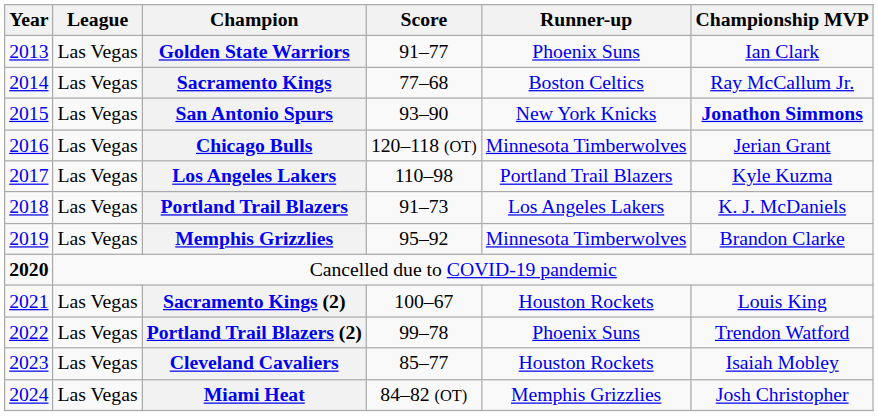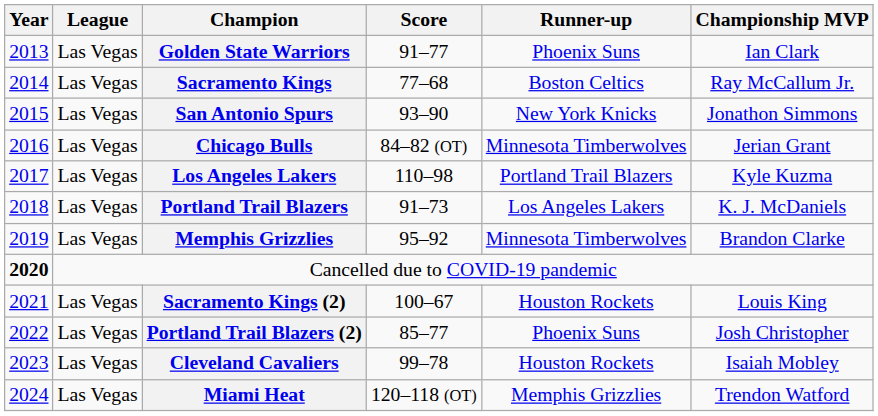(782, 113) bold -> (782, 113) normal
(424, 144) 120–118 (OT) -> (424, 144) 84–82 (OT)
(424, 332) 99–78 -> (424, 332) 85–77
(782, 332) Trendon Watford -> (782, 332) Josh Christopher
(424, 363) 85–77 -> (424, 363) 99–78
(424, 394) 84–82 (OT) -> (424, 394) 120–118 (OT)
(782, 394) Josh Christopher -> (782, 394) Trendon Watford
